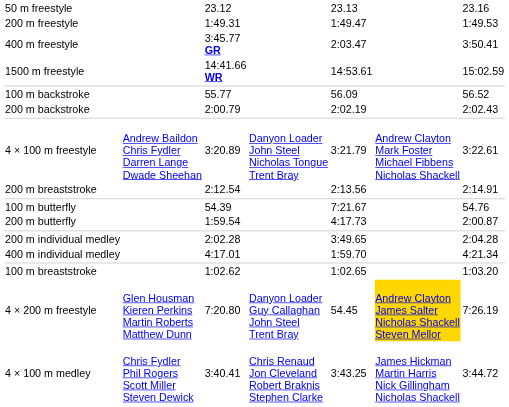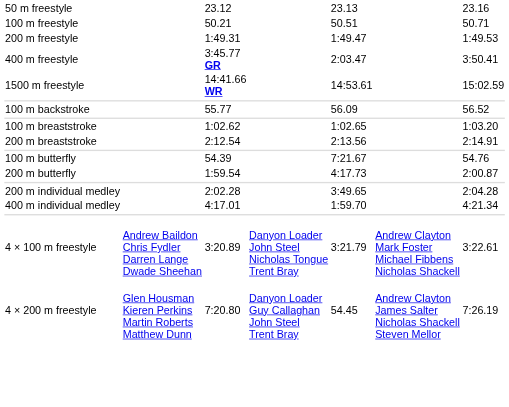+ row: (42, 23)
- row: (47, 109)
rows swapped: (51, 271) <-> (51, 151)
(418, 316) gold background -> (418, 316) no background
- row: (48, 373)
